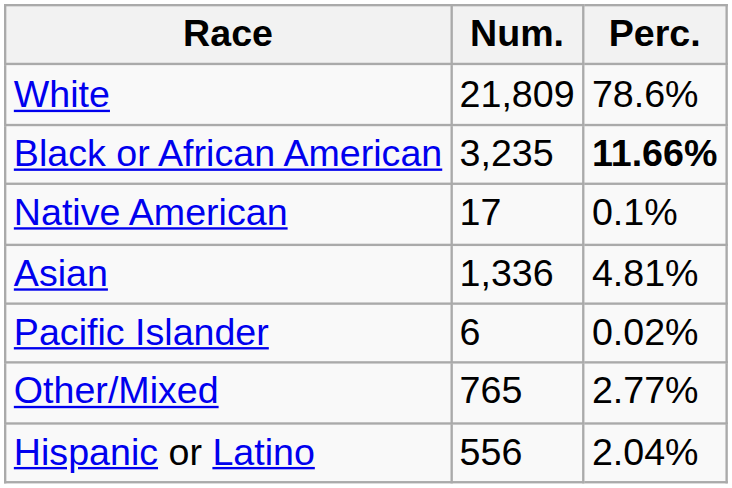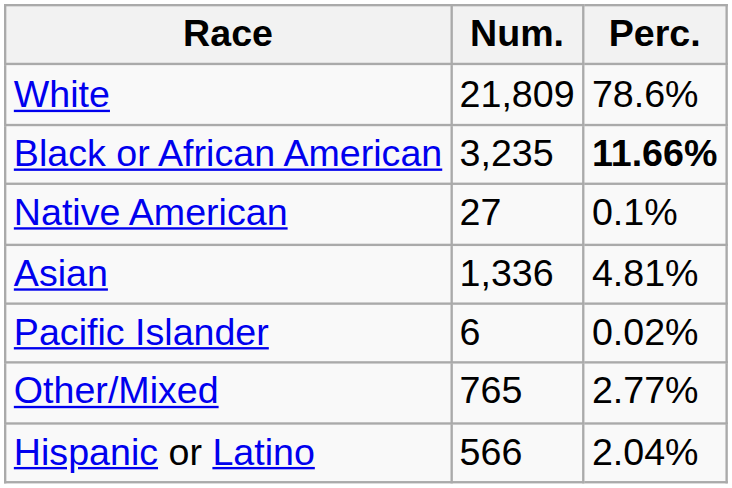(480, 213) 17 -> (480, 213) 27
(491, 451) 556 -> (491, 451) 566
